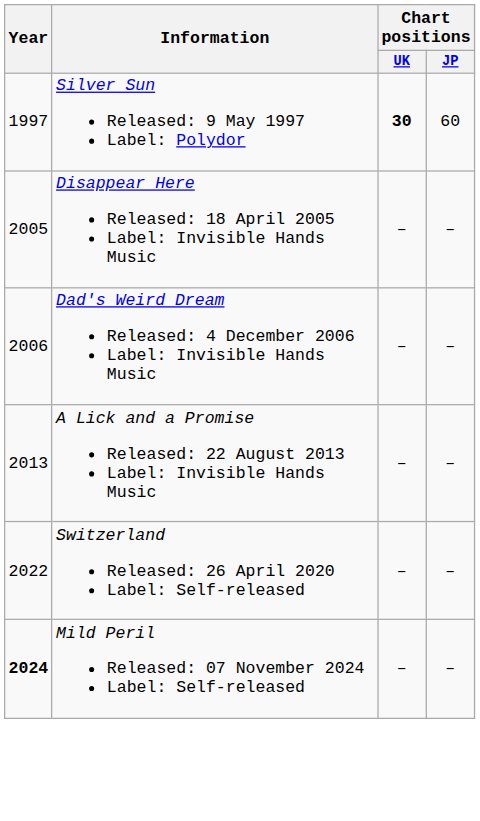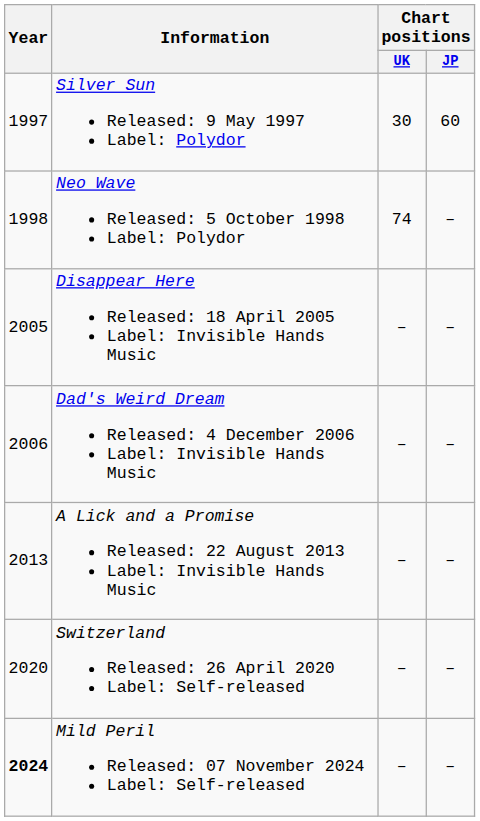(402, 122) bold -> (402, 122) normal
+ row: (215, 211)
(28, 571) 2022 -> (28, 669) 2020
